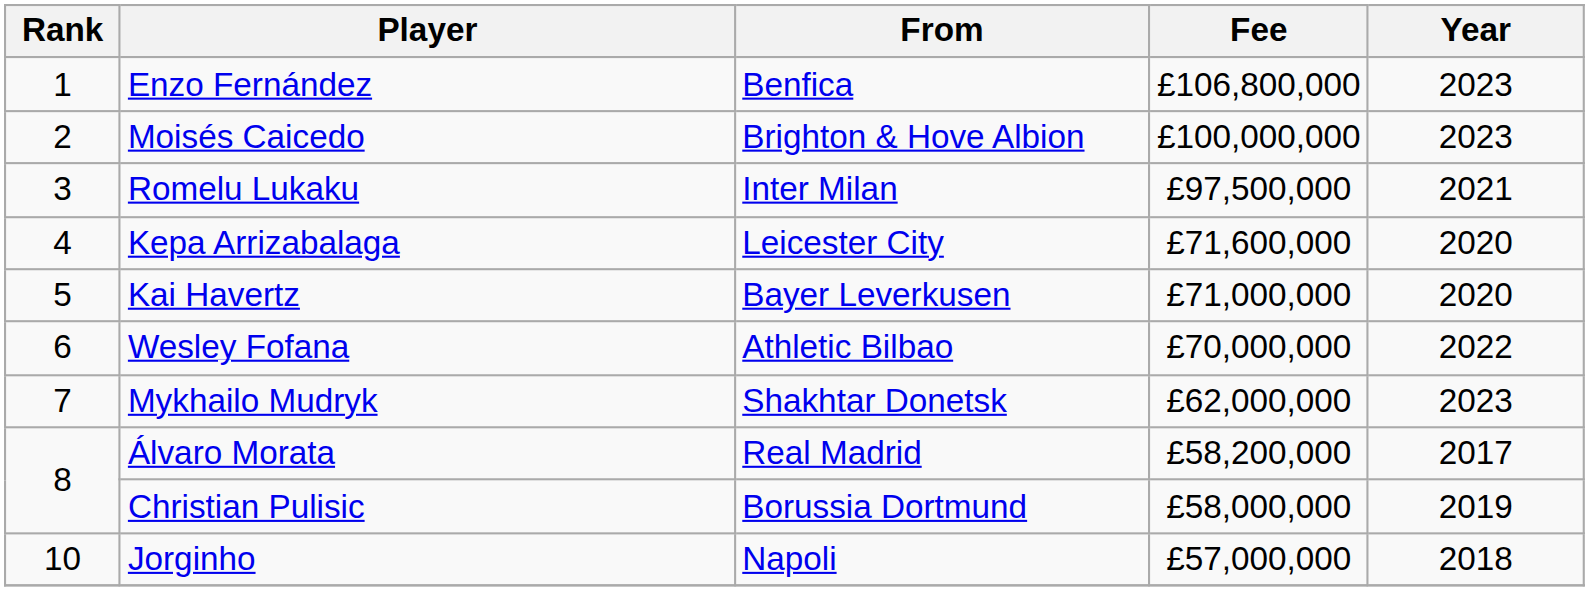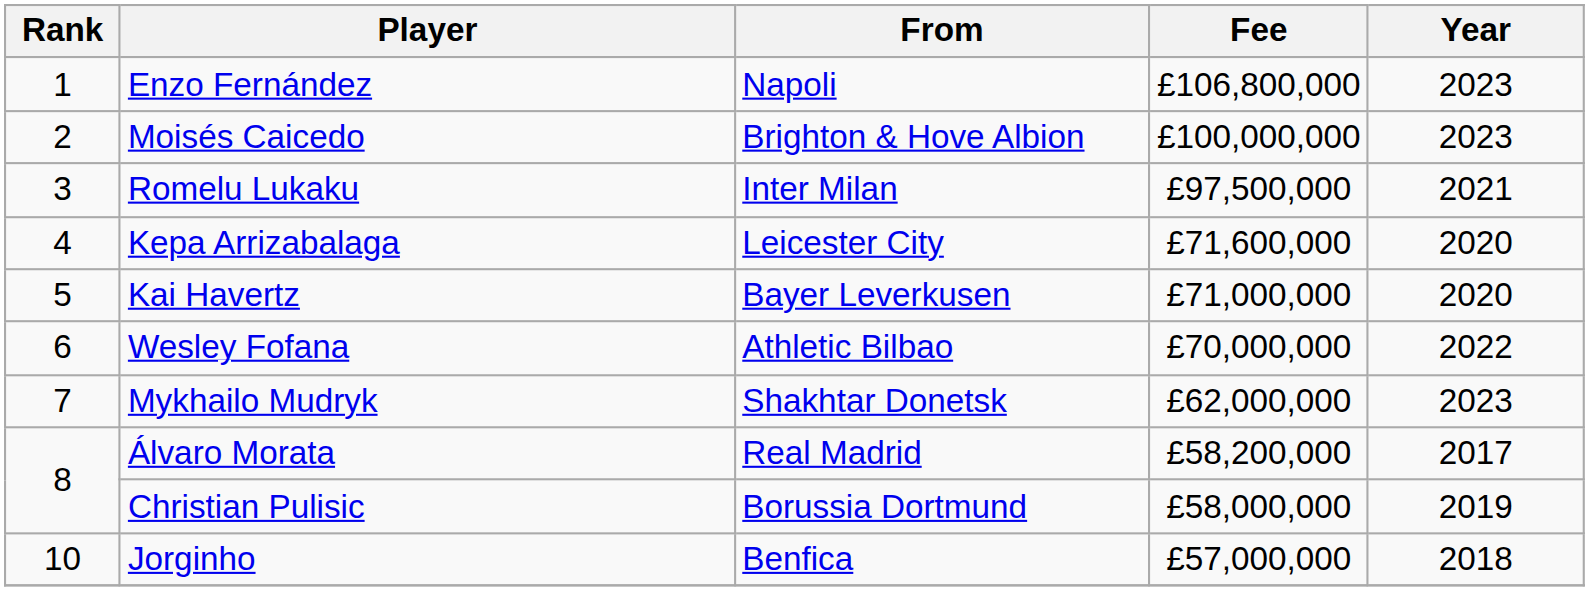(798, 83) Benfica -> (789, 83) Napoli
(789, 558) Napoli -> (798, 558) Benfica
